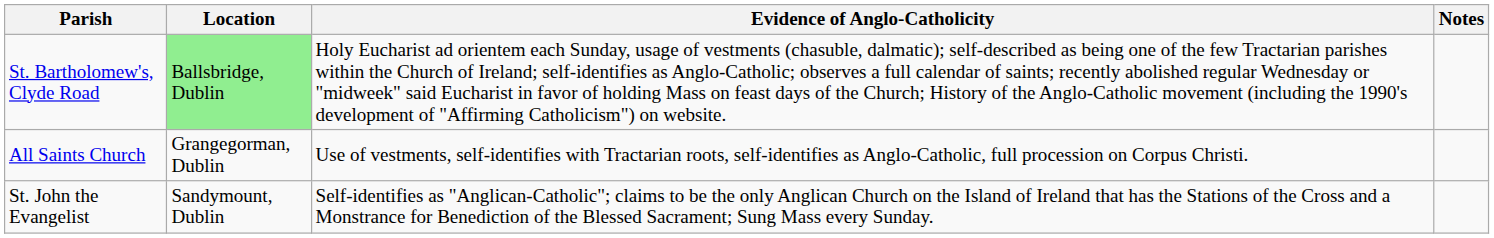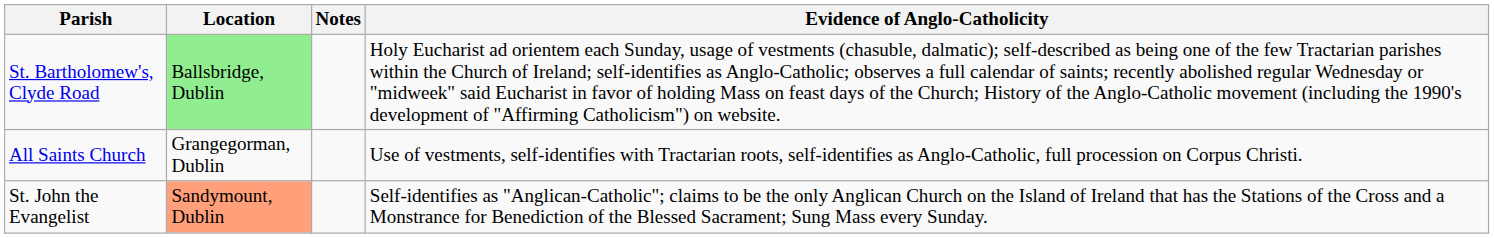columns swapped: (873, 19) <-> (1461, 19)
(222, 206) no background -> (222, 206) lightsalmon background
